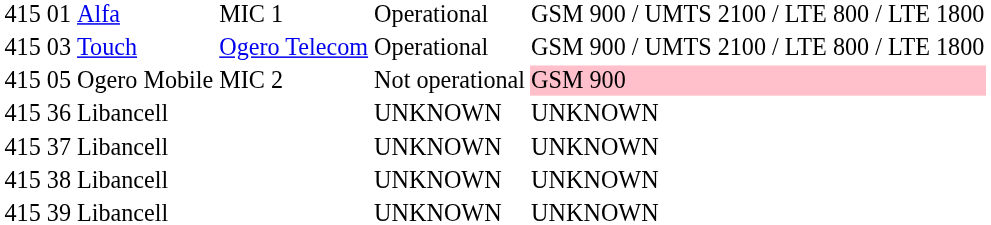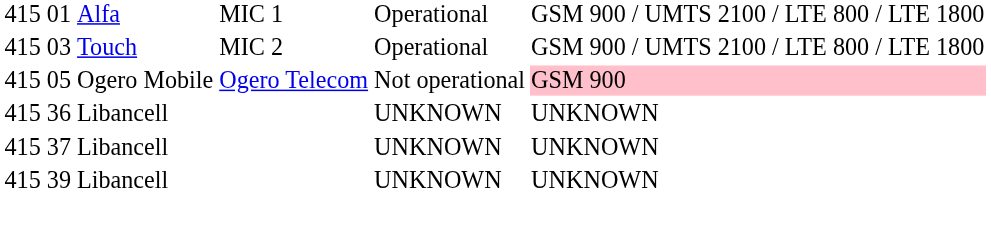(294, 47) Ogero Telecom -> (251, 47) MIC 2
(251, 80) MIC 2 -> (294, 80) Ogero Telecom
- row: (59, 179)
